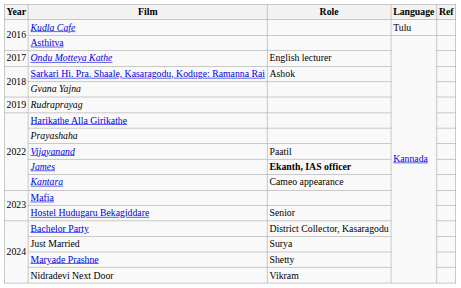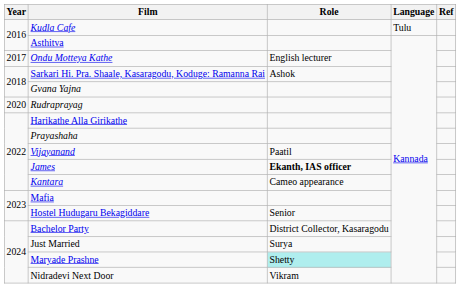(16, 105) 2019 -> (16, 105) 2020
(282, 259) no background -> (282, 259) paleturquoise background
